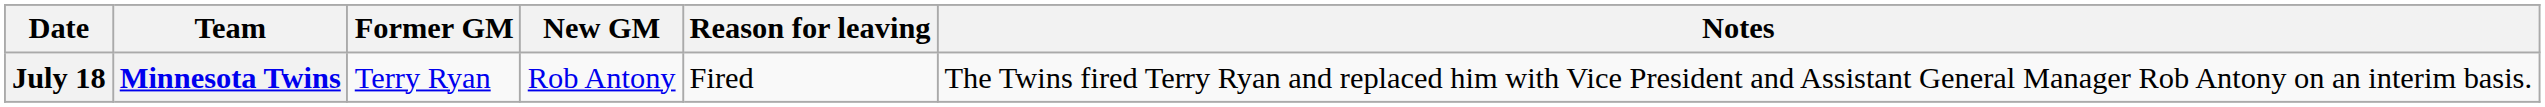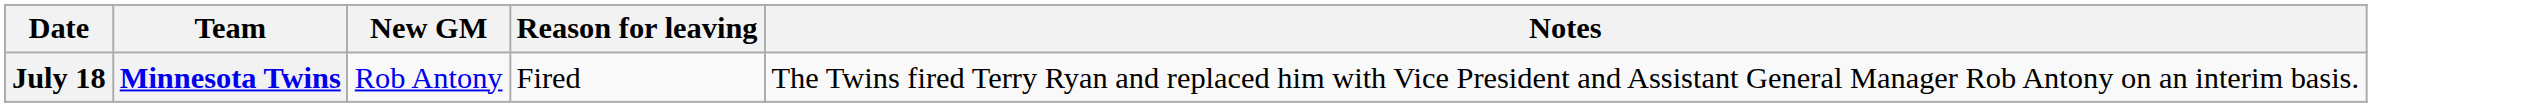- column: (434, 28)
